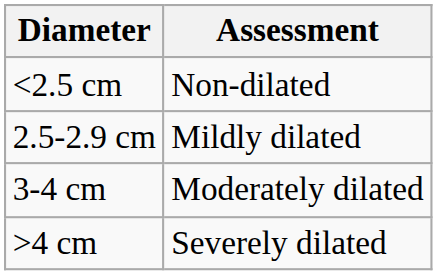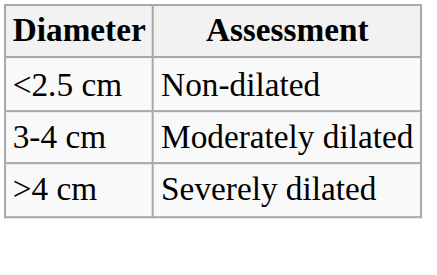- row: (84, 136)
